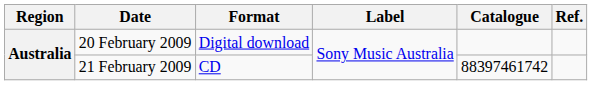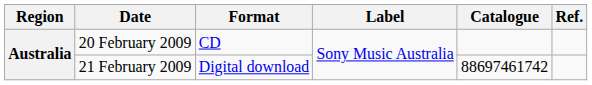(254, 42) Digital download -> (210, 42) CD
(210, 67) CD -> (254, 67) Digital download
(505, 67) 88397461742 -> (505, 67) 88697461742
